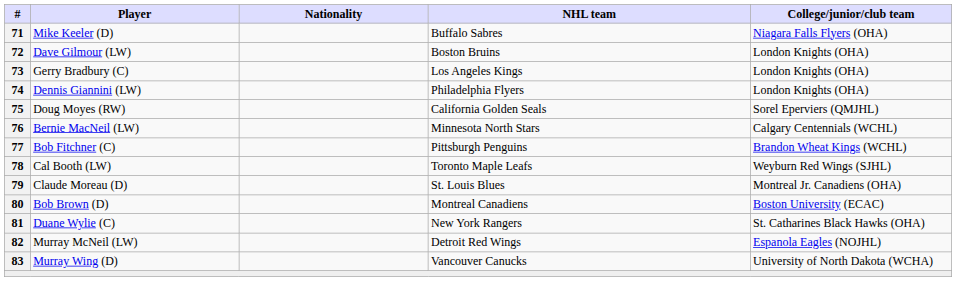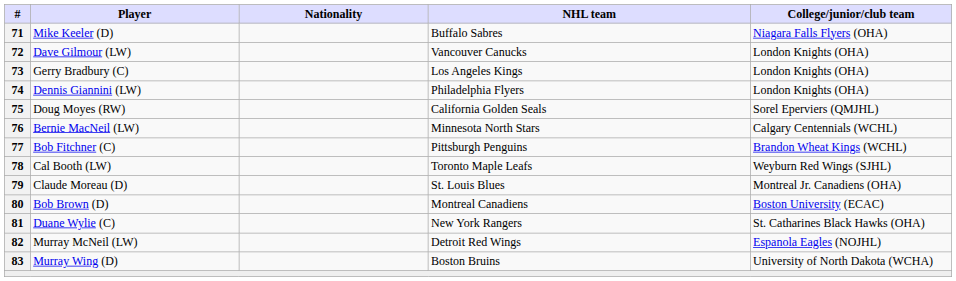(466, 52) Boston Bruins -> (479, 52) Vancouver Canucks
(479, 261) Vancouver Canucks -> (466, 261) Boston Bruins
